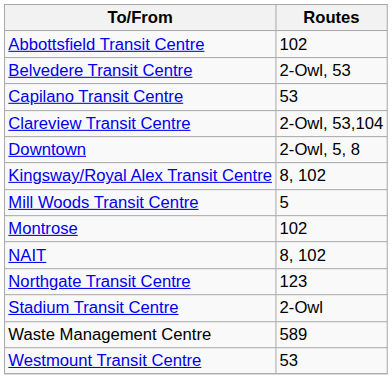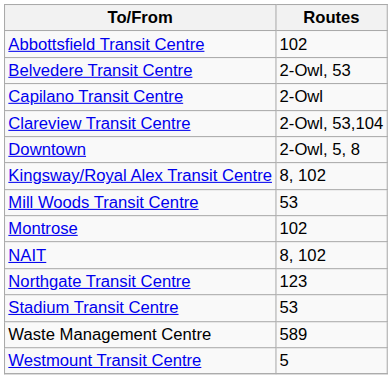(289, 96) 53 -> (301, 96) 2-Owl
(284, 202) 5 -> (289, 202) 53
(301, 307) 2-Owl -> (289, 307) 53
(289, 360) 53 -> (284, 360) 5
